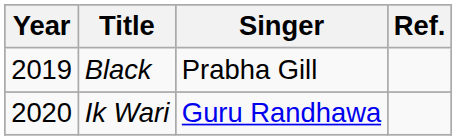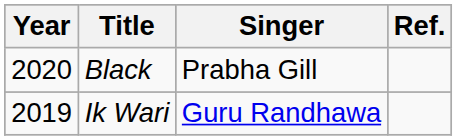(42, 69) 2019 -> (42, 69) 2020
(42, 112) 2020 -> (42, 112) 2019
